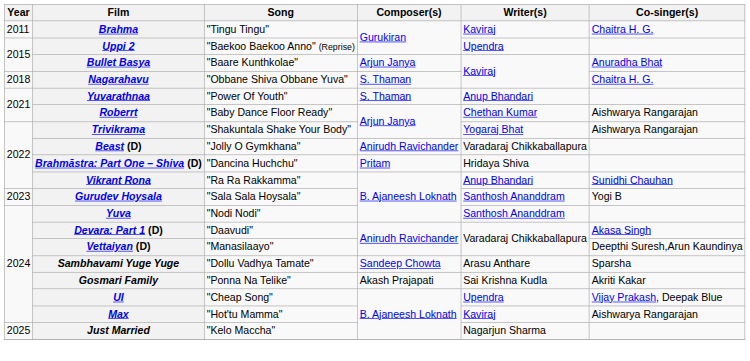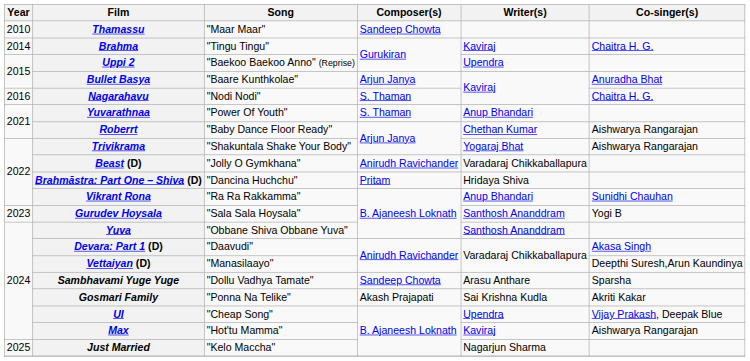+ row: (118, 29)
(18, 29) 2011 -> (19, 46) 2014
(19, 79) 2018 -> (19, 96) 2016
(277, 79) "Obbane Shiva Obbane Yuva" -> (234, 96) "Nodi Nodi"
(234, 213) "Nodi Nodi" -> (277, 230) "Obbane Shiva Obbane Yuva"
